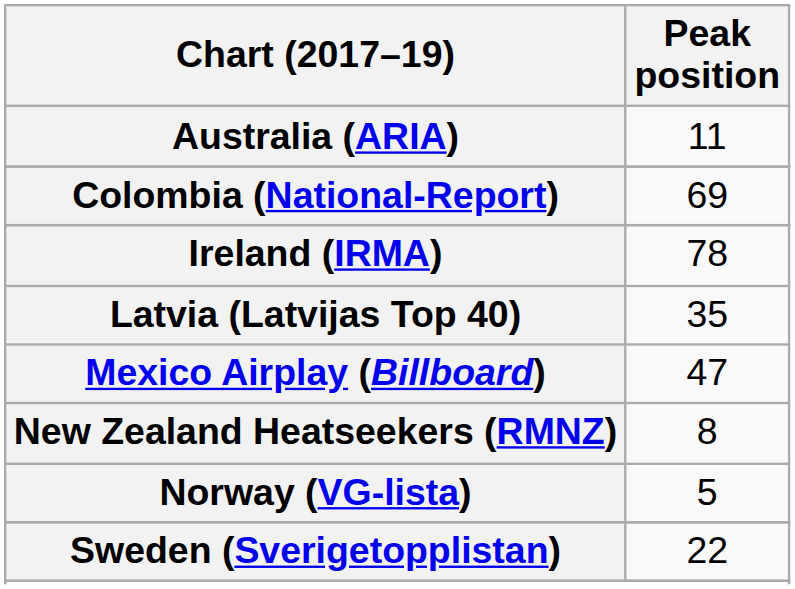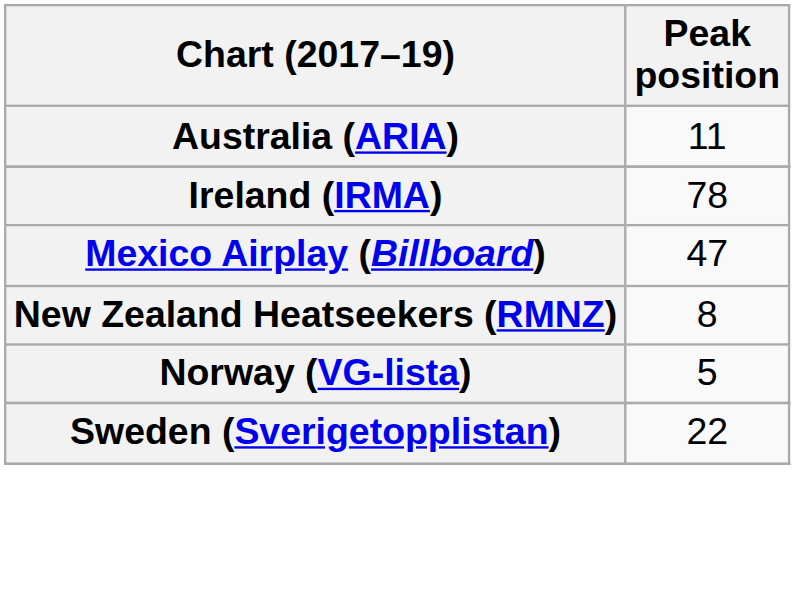- row: (316, 195)
- row: (316, 313)
